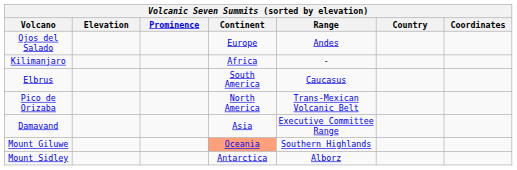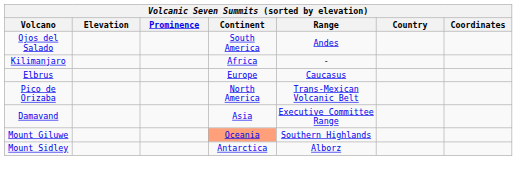(242, 43) Europe -> (242, 43) South America
(242, 80) South America -> (242, 75) Europe
